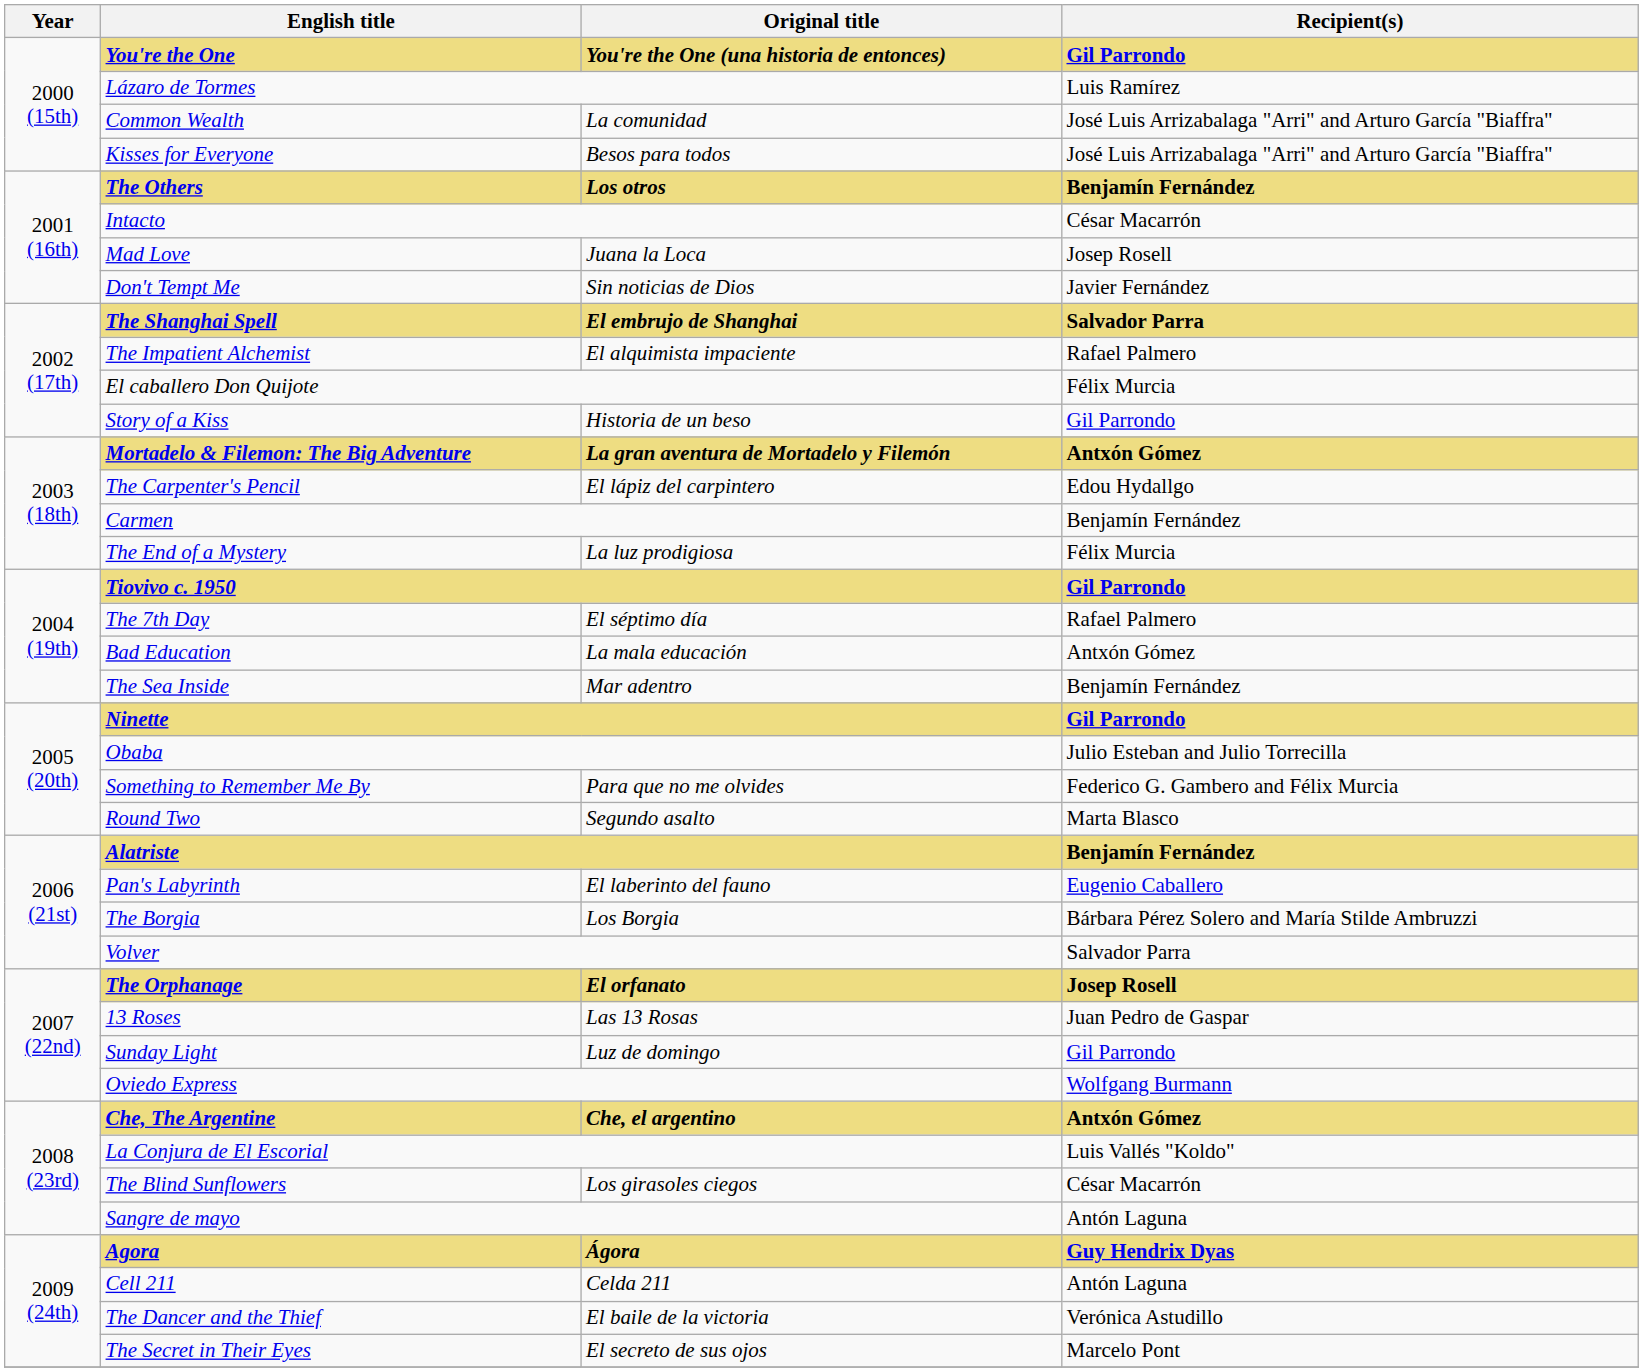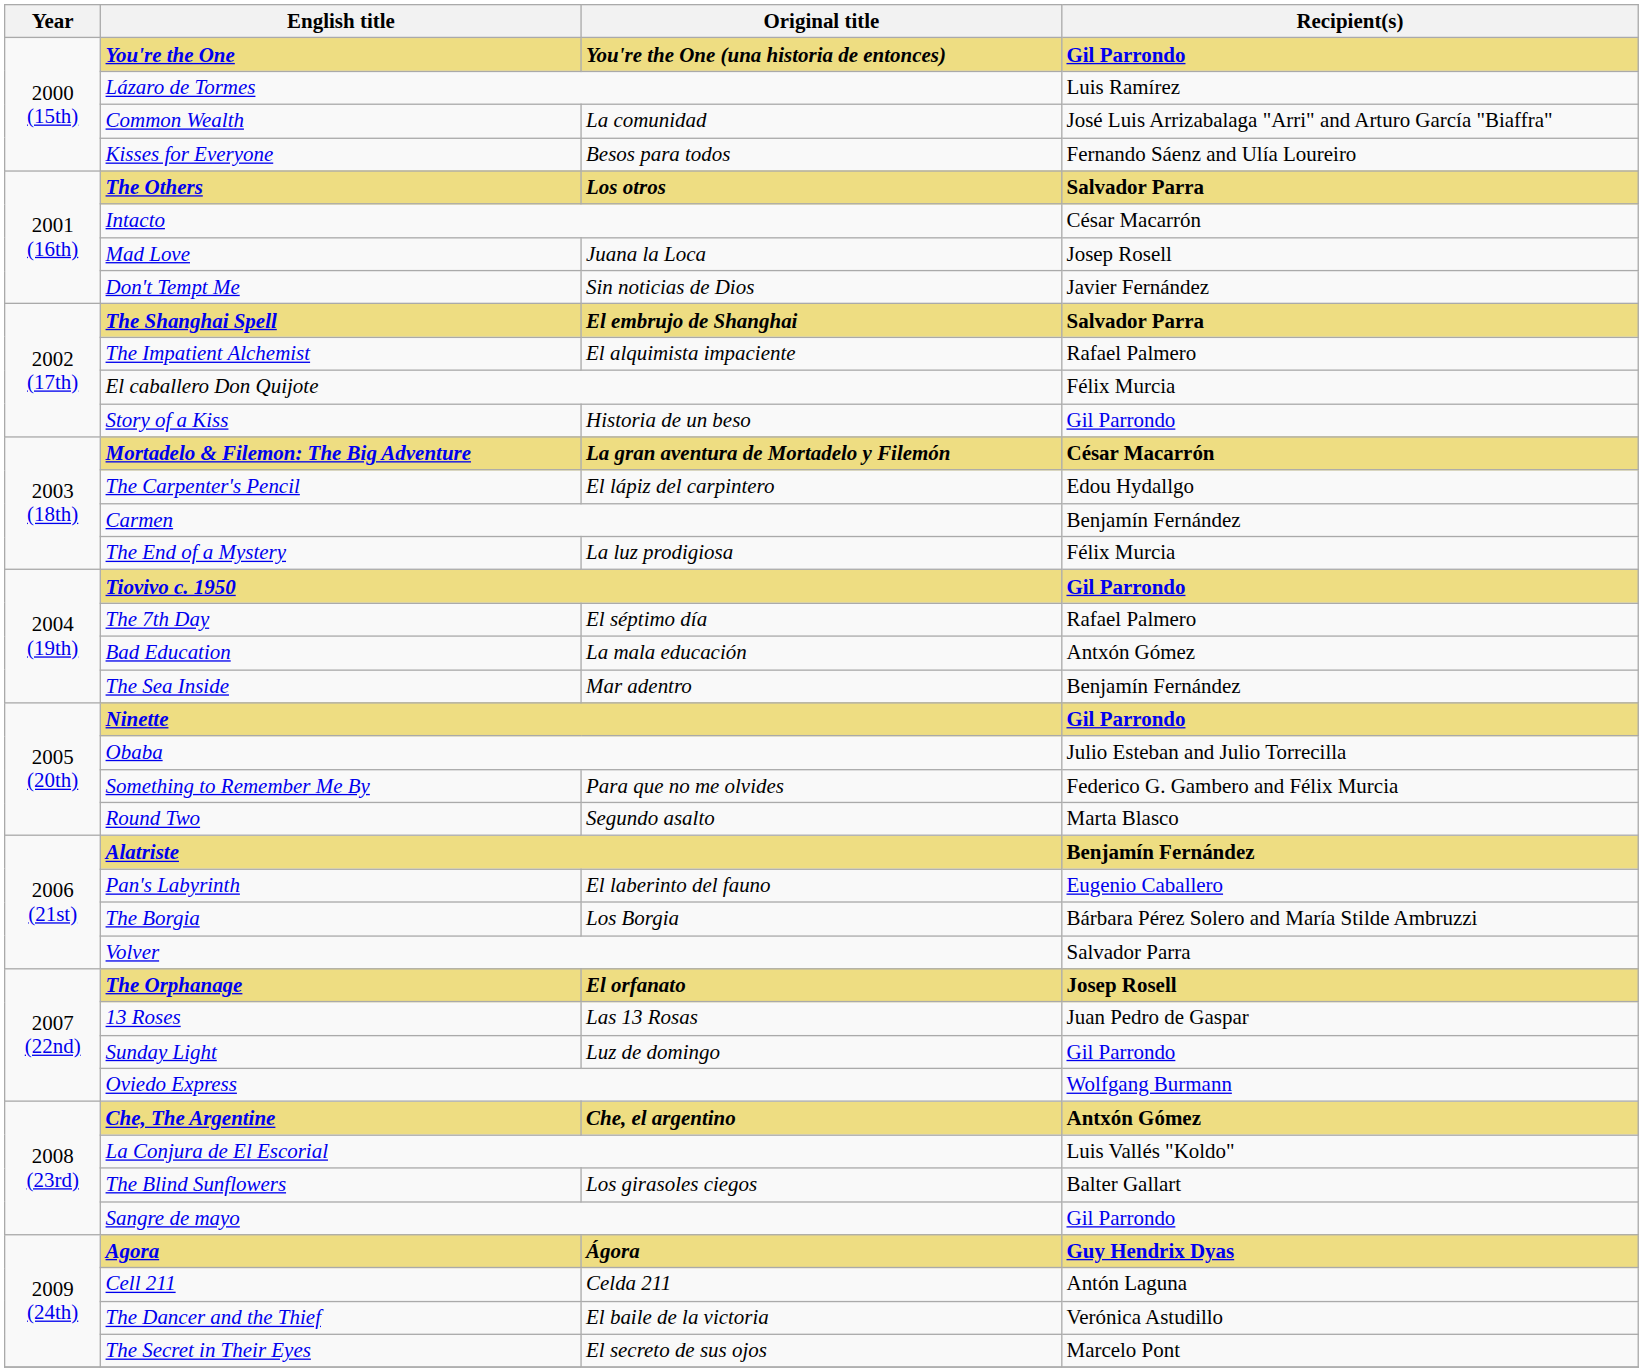(1310, 154) José Luis Arrizabalaga "Arri" and Arturo García "Biaffra" -> (1211, 154) Fernando Sáenz and Ulía Loureiro
(1161, 187) Benjamín Fernández -> (1135, 187) Salvador Parra
(1134, 453) Antxón Gómez -> (1141, 453) César Macarrón
(1134, 1184) César Macarrón -> (1124, 1184) Balter Gallart
(1127, 1217) Antón Laguna -> (1121, 1217) Gil Parrondo
